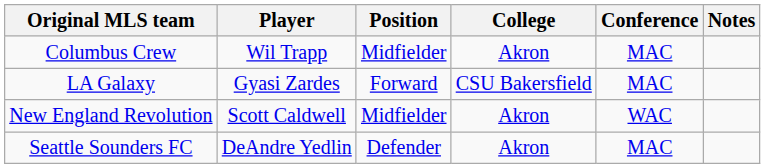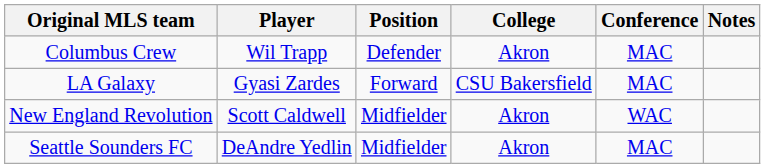(404, 52) Midfielder -> (404, 52) Defender
(404, 147) Defender -> (404, 147) Midfielder
